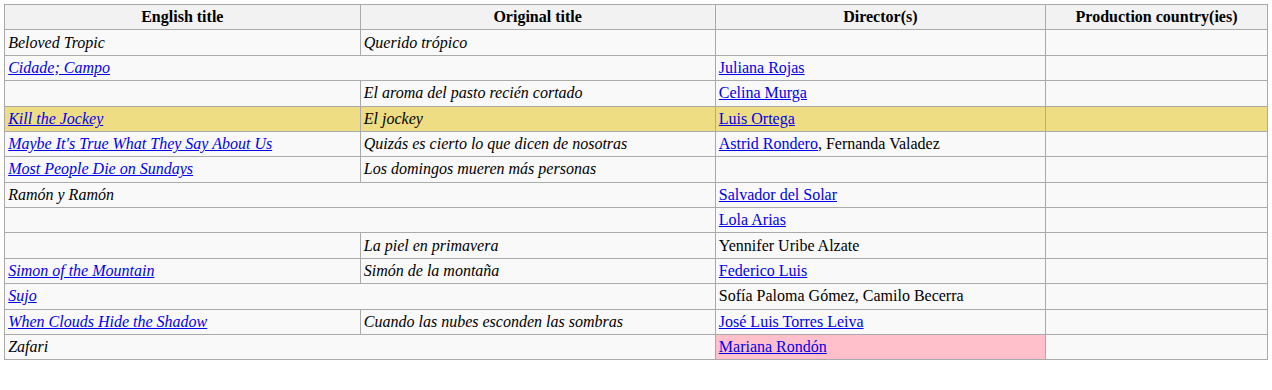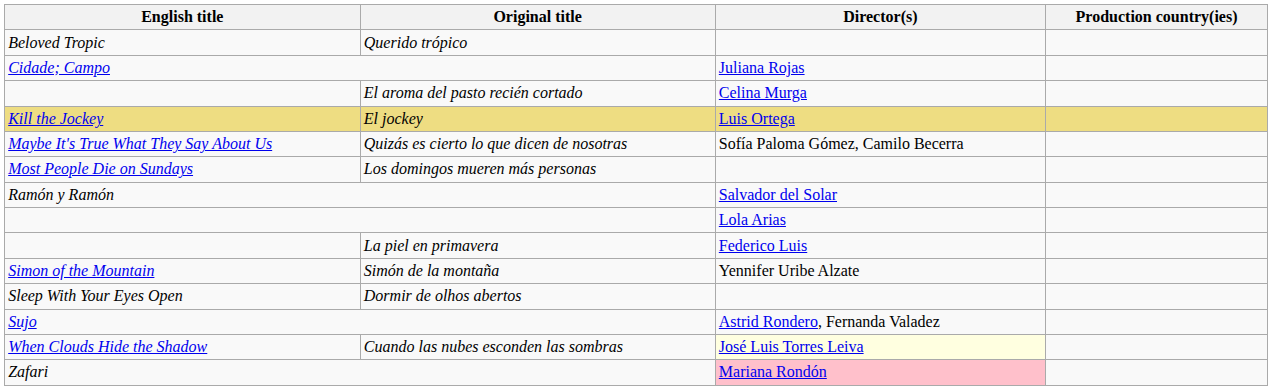(829, 144) Astrid Rondero, Fernanda Valadez -> (841, 144) Sofía Paloma Gómez, Camilo Becerra
(789, 245) Yennifer Uribe Alzate -> (763, 245) Federico Luis
(763, 270) Federico Luis -> (789, 270) Yennifer Uribe Alzate
+ row: (443, 296)
(841, 296) Sofía Paloma Gómez, Camilo Becerra -> (829, 321) Astrid Rondero, Fernanda Valadez
(791, 321) no background -> (791, 347) lightyellow background
